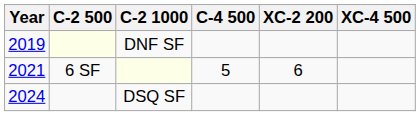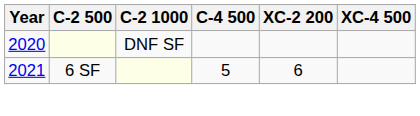(27, 44) 2019 -> (27, 44) 2020
- row: (154, 96)
